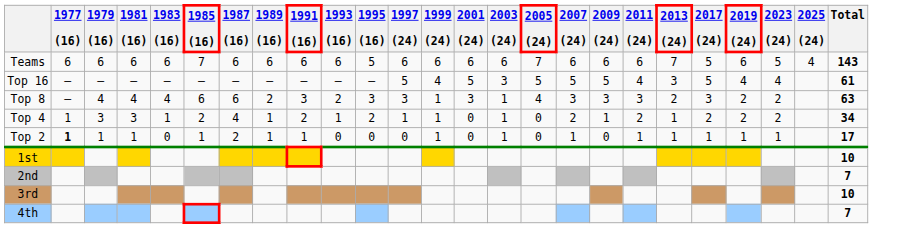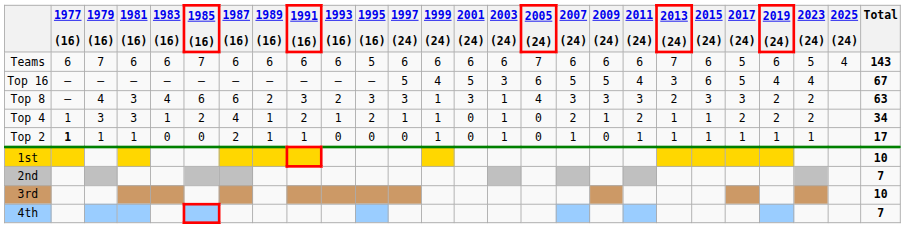+ column: (709, 28)
(101, 62) 6 -> (101, 62) 7
(539, 81) 5 -> (539, 81) 6
(848, 81) 61 -> (881, 81) 67
(134, 100) 4 -> (134, 100) 3
(201, 137) 1 -> (201, 137) 0
